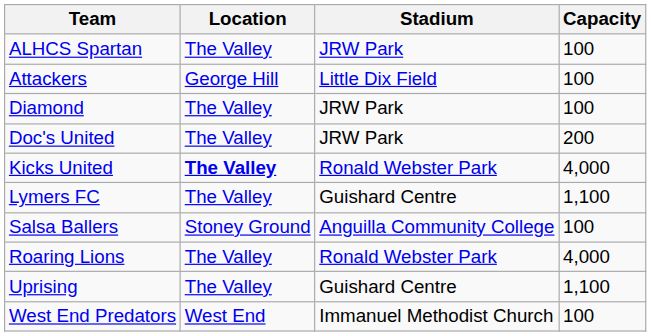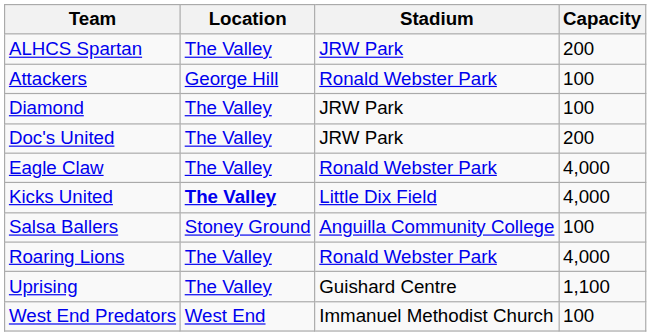(579, 49) 100 -> (579, 49) 200
(378, 78) Little Dix Field -> (408, 78) Ronald Webster Park
+ row: (56, 167)
(408, 167) Ronald Webster Park -> (378, 197) Little Dix Field
- row: (54, 197)
